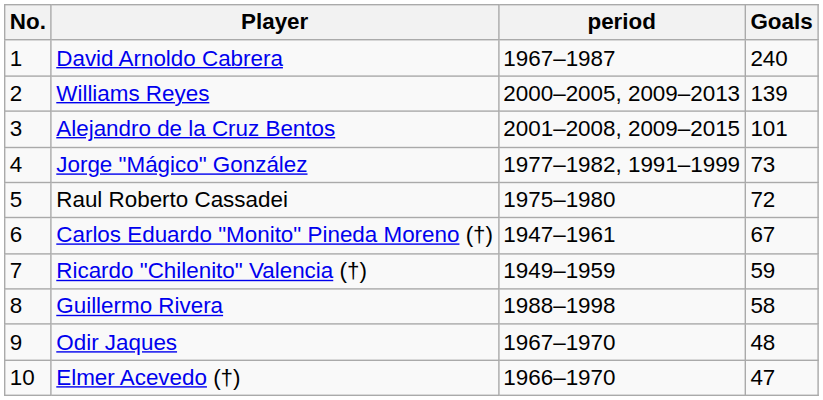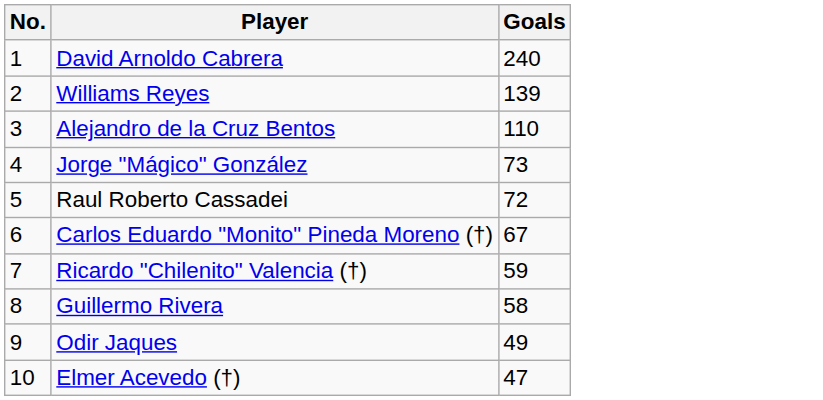- column: (622, 22)
(769, 128) 101 -> (521, 128) 110
(763, 341) 48 -> (516, 341) 49
